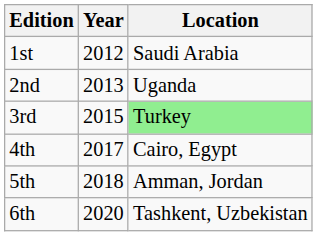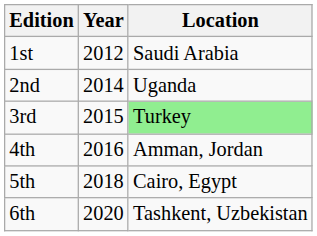(103, 85) 2013 -> (103, 85) 2014
(103, 149) 2017 -> (103, 149) 2016
(185, 149) Cairo, Egypt -> (198, 149) Amman, Jordan
(198, 181) Amman, Jordan -> (185, 181) Cairo, Egypt
